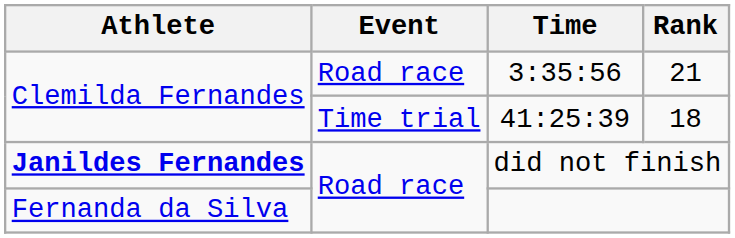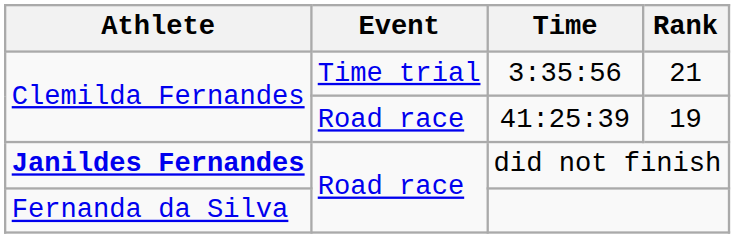(391, 73) Road race -> (399, 73) Time trial
(399, 119) Time trial -> (391, 119) Road race
(685, 119) 18 -> (685, 119) 19
